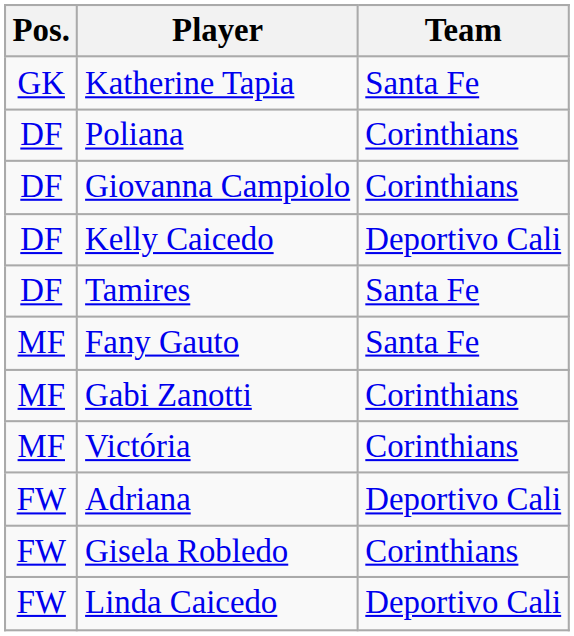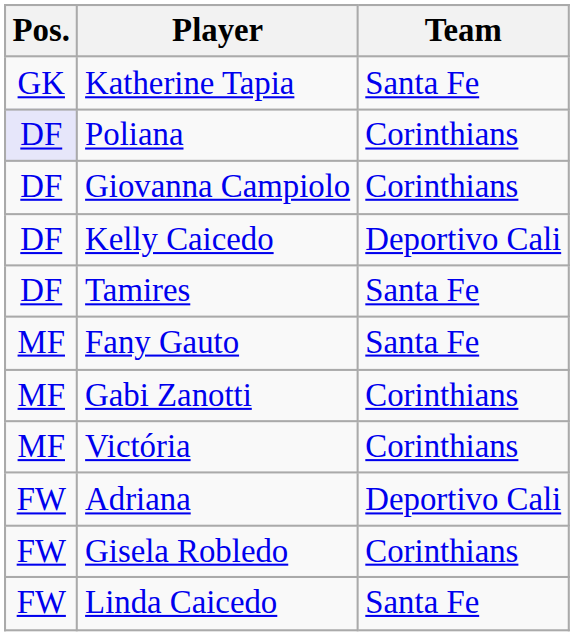(41, 134) no background -> (41, 134) lavender background
(463, 602) Deportivo Cali -> (422, 602) Santa Fe
